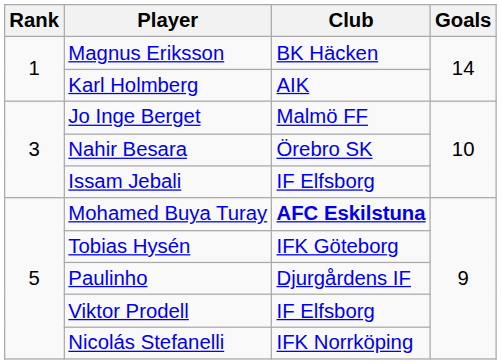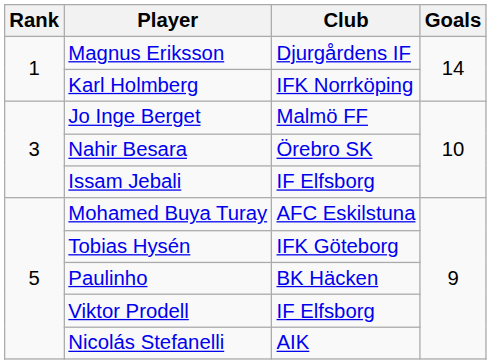(327, 52) BK Häcken -> (344, 52) Djurgårdens IF
(293, 85) AIK -> (345, 85) IFK Norrköping
(351, 213) bold -> (346, 213) normal
(344, 278) Djurgårdens IF -> (327, 278) BK Häcken
(345, 342) IFK Norrköping -> (293, 342) AIK
